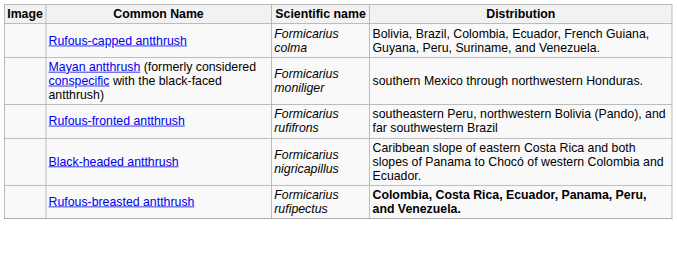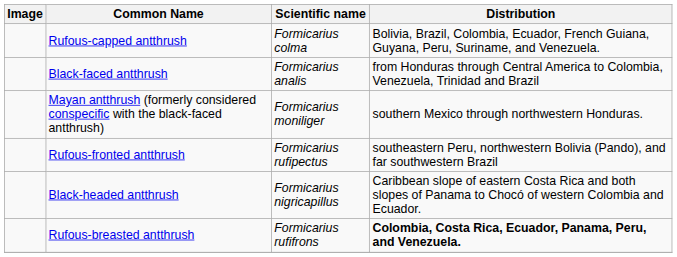+ row: (108, 74)
(306, 121) Formicarius rufifrons -> (306, 154) Formicarius rufipectus
(306, 202) Formicarius rufipectus -> (306, 235) Formicarius rufifrons
